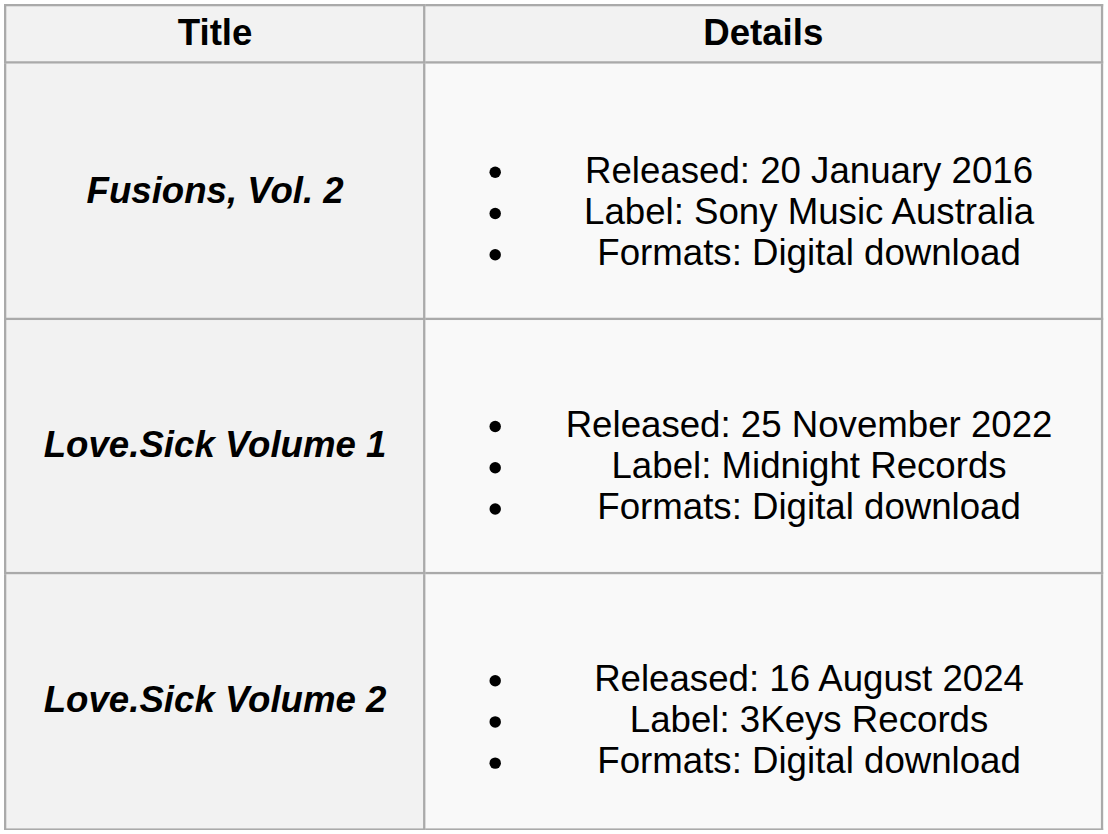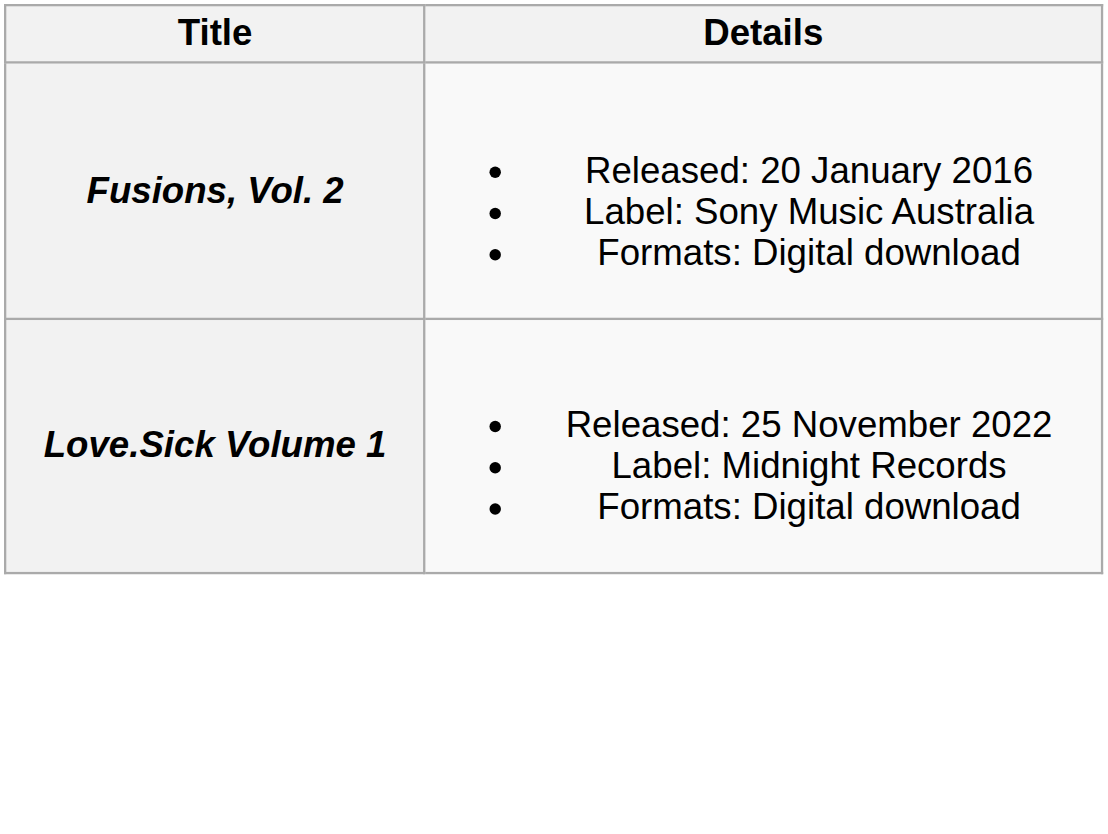- row: (215, 700)
